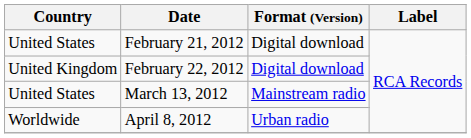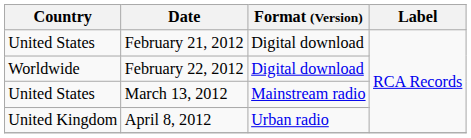(63, 68) United Kingdom -> (44, 68) Worldwide
(44, 119) Worldwide -> (63, 119) United Kingdom
